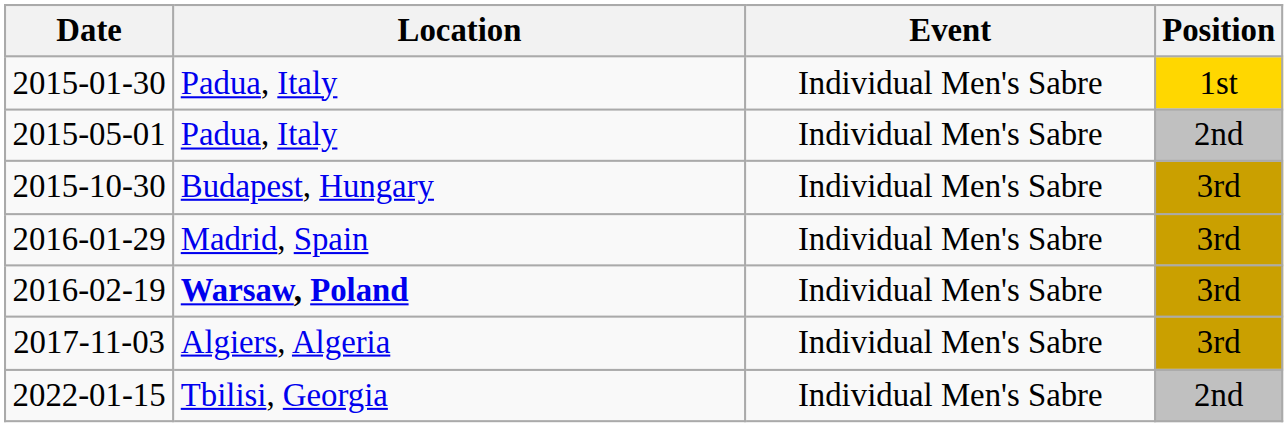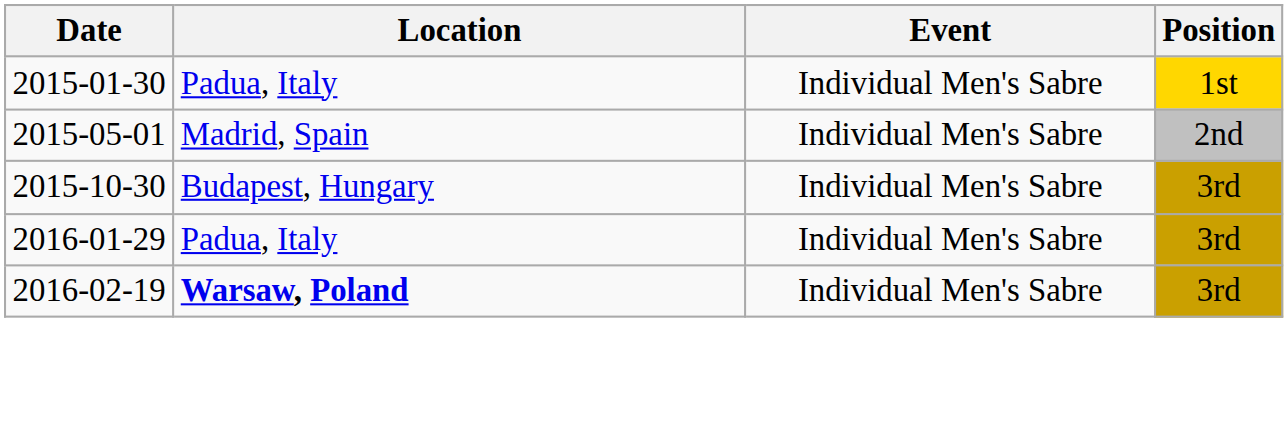(259, 134) Padua, Italy -> (275, 134) Madrid, Spain
(275, 238) Madrid, Spain -> (259, 238) Padua, Italy
- row: (89, 342)
- row: (89, 394)
